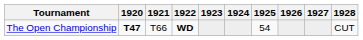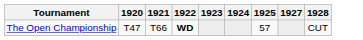- column: (291, 12)
(132, 28) bold -> (132, 28) normal
(265, 28) 54 -> (265, 28) 57
